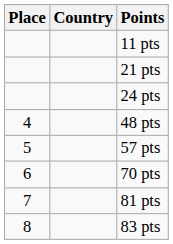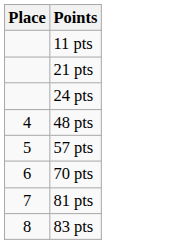- column: (83, 17)
